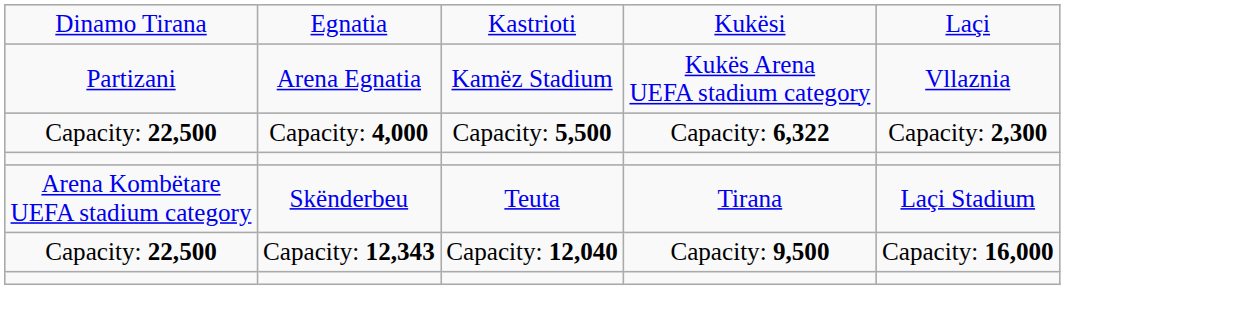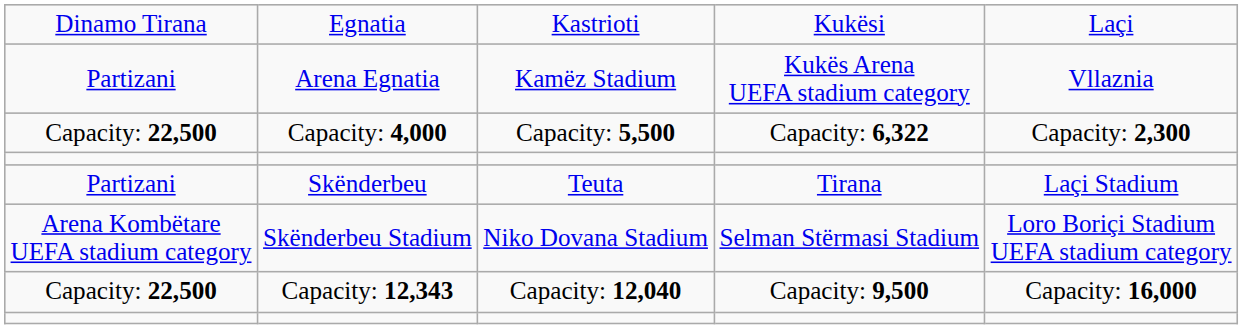(131, 197) Arena Kombëtare UEFA stadium category -> (131, 183) Partizani
+ row: (367, 237)
